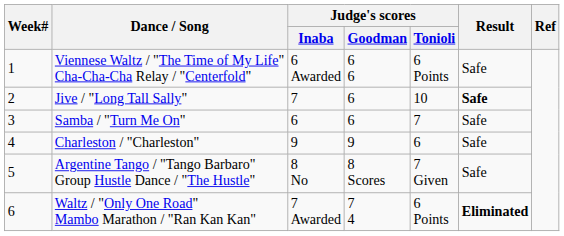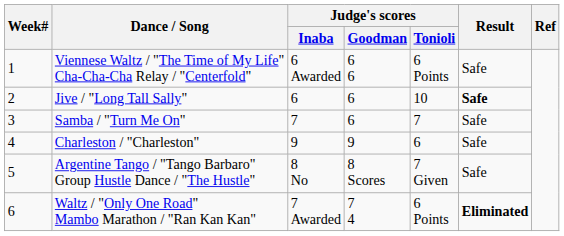(294, 98) 7 -> (294, 98) 6
(294, 120) 6 -> (294, 120) 7
